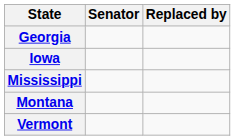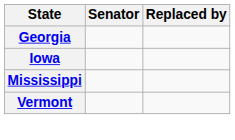- row: (45, 102)
